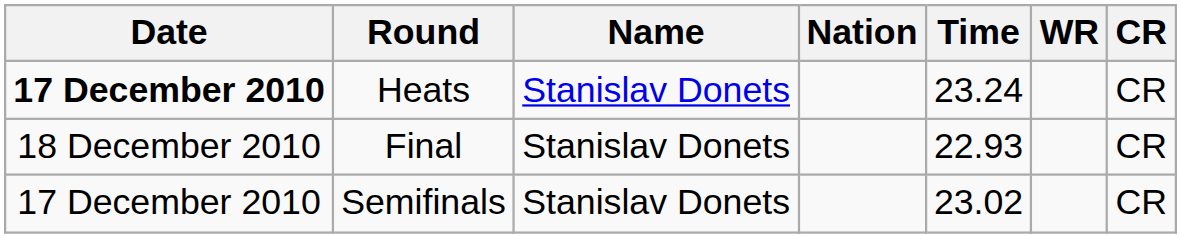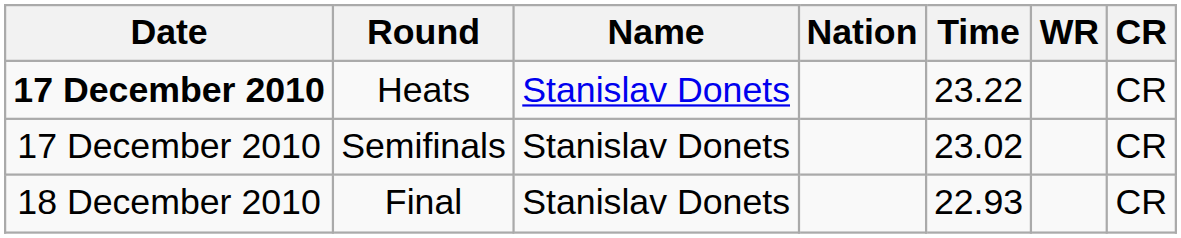(979, 89) 23.24 -> (979, 89) 23.22
rows swapped: (424, 202) <-> (424, 145)
